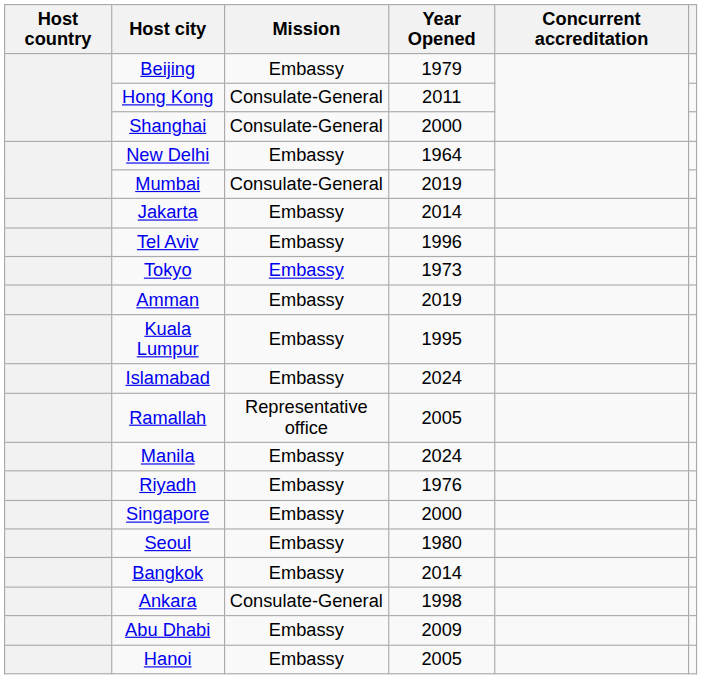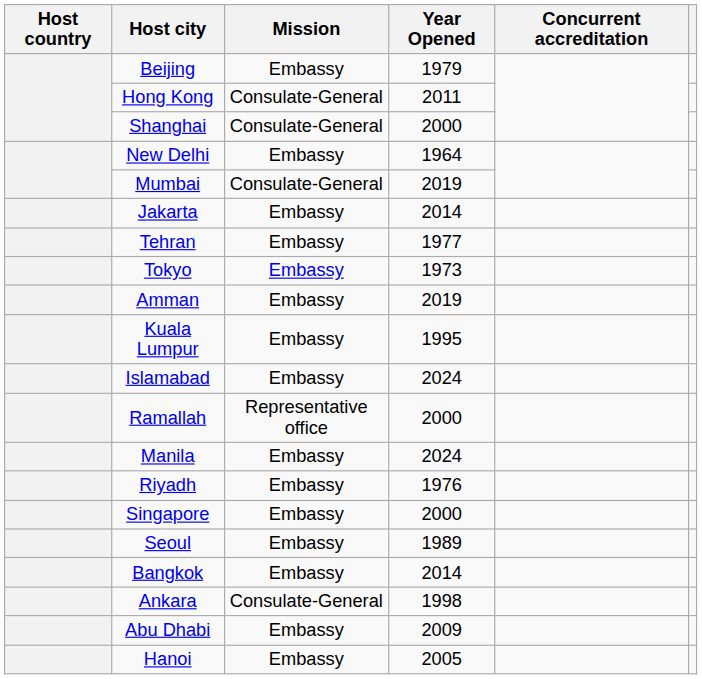+ row: (168, 241)
- row: (168, 241)
(442, 417) 2005 -> (442, 417) 2000
(442, 543) 1980 -> (442, 543) 1989
